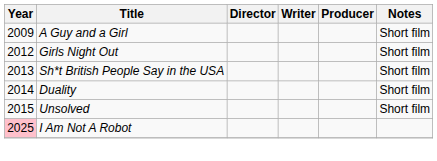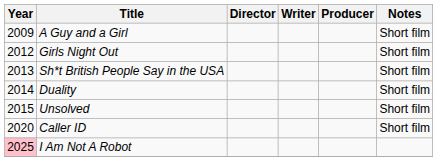+ row: (63, 128)
